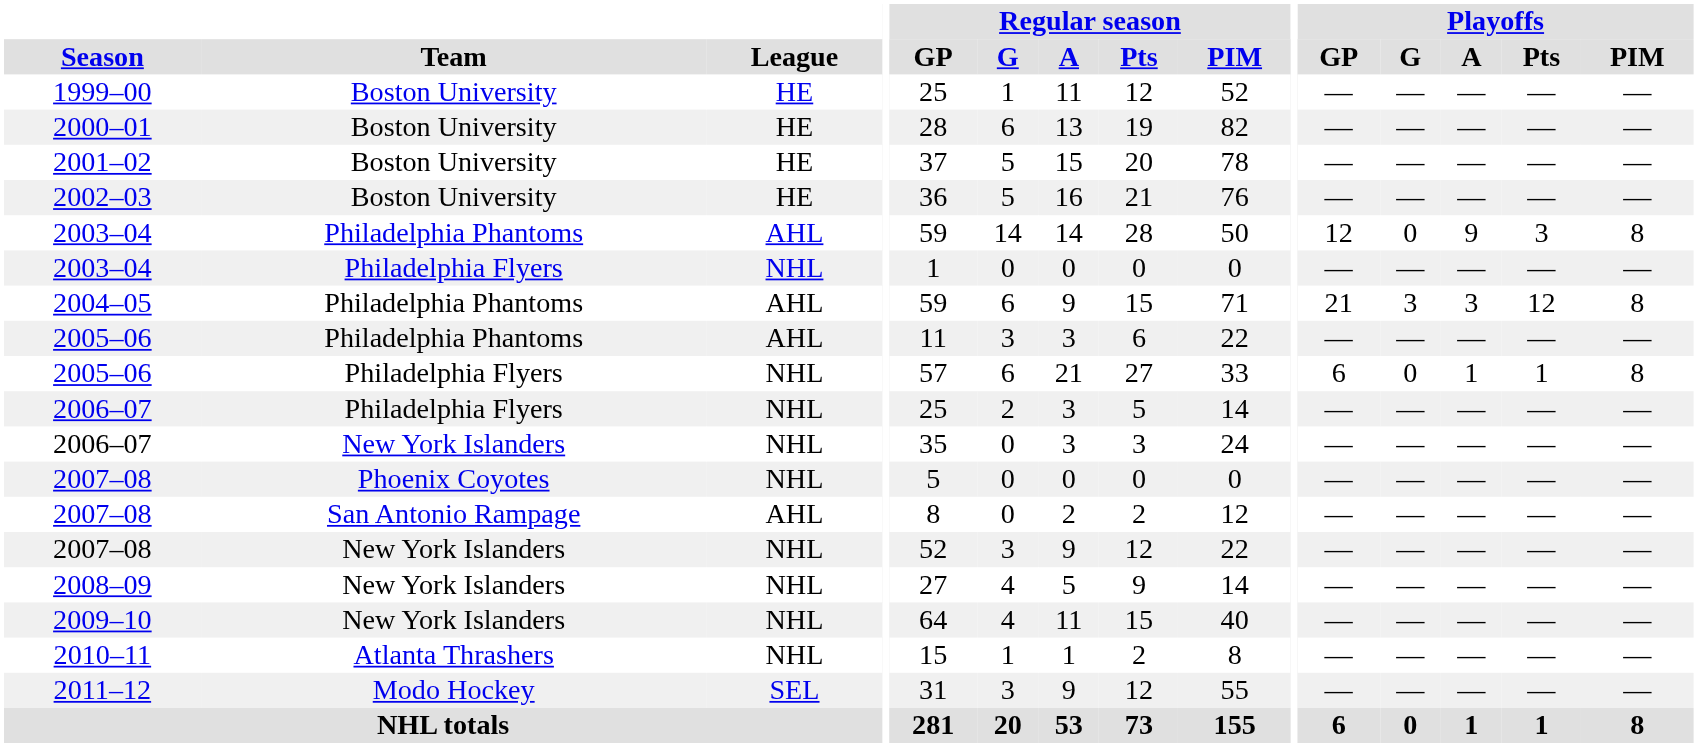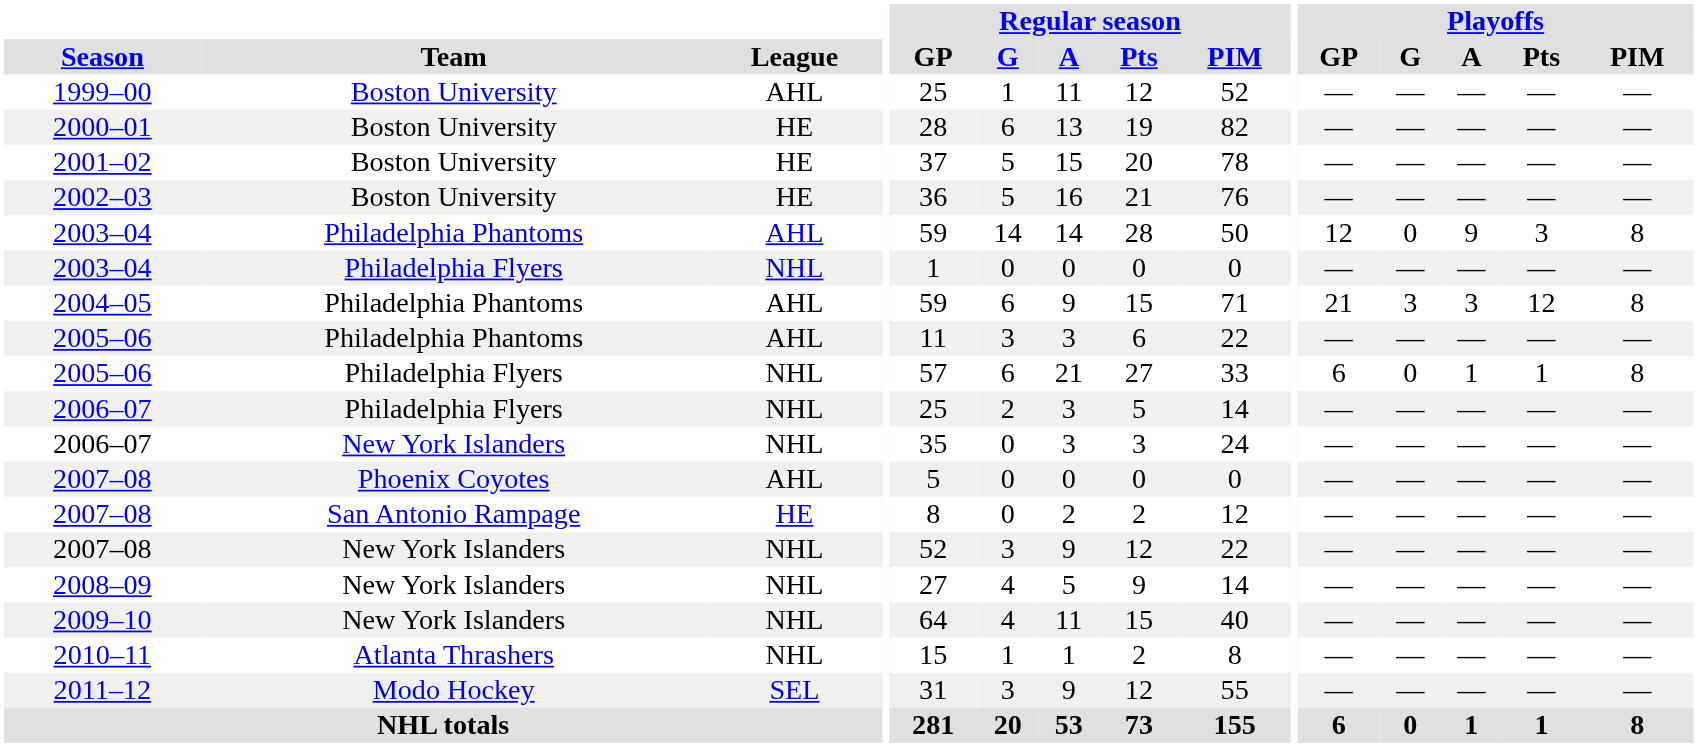(794, 91) HE -> (794, 91) AHL
(794, 478) NHL -> (794, 478) AHL
(794, 514) AHL -> (794, 514) HE
